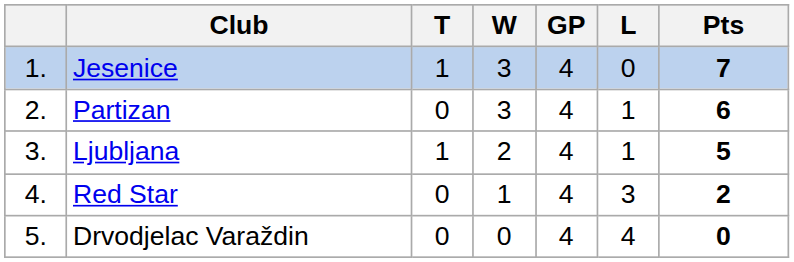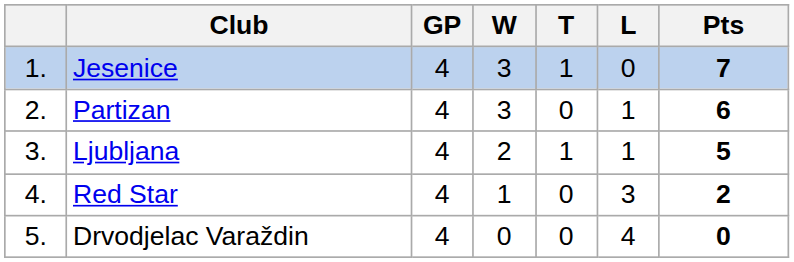columns swapped: (566, 25) <-> (442, 25)
